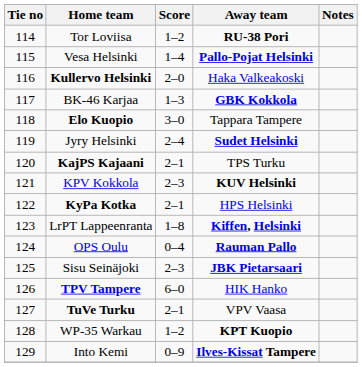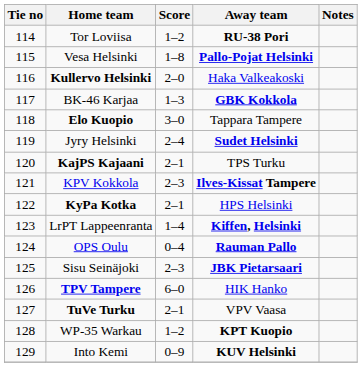(174, 57) 1–4 -> (174, 57) 1–8
(256, 183) KUV Helsinki -> (256, 183) Ilves-Kissat Tampere
(174, 225) 1–8 -> (174, 225) 1–4
(256, 352) Ilves-Kissat Tampere -> (256, 352) KUV Helsinki
